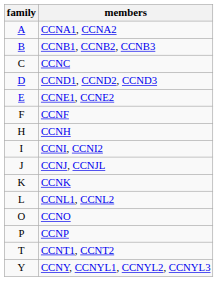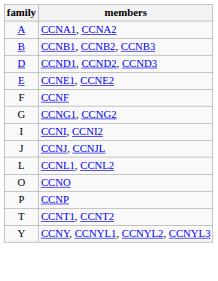- row: (56, 64)
+ row: (79, 115)
- row: (56, 132)
- row: (56, 183)
